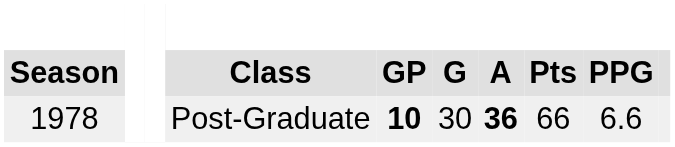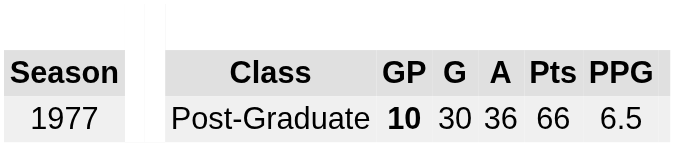(64, 118) 1978 -> (64, 118) 1977
(501, 118) bold -> (501, 118) normal
(621, 118) 6.6 -> (621, 118) 6.5
